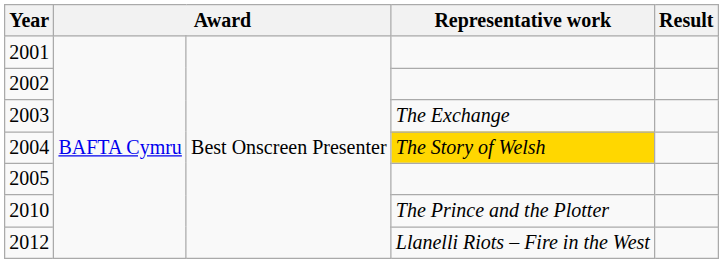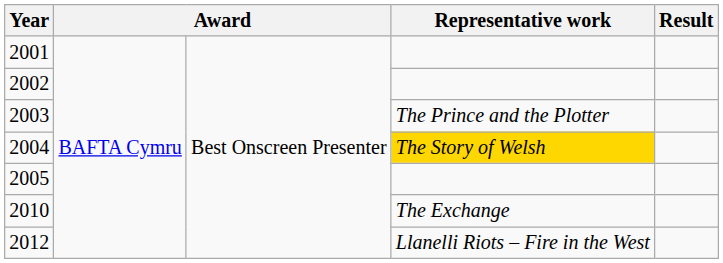(453, 115) The Exchange -> (502, 115) The Prince and the Plotter
(502, 210) The Prince and the Plotter -> (453, 210) The Exchange
